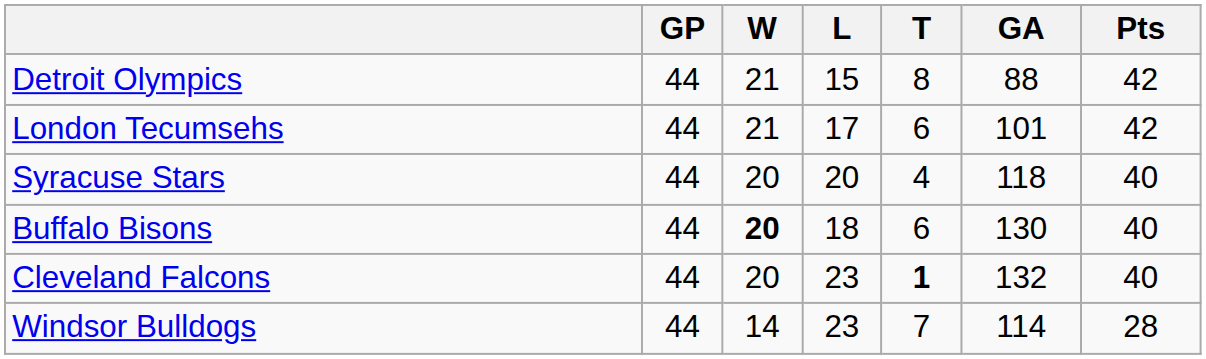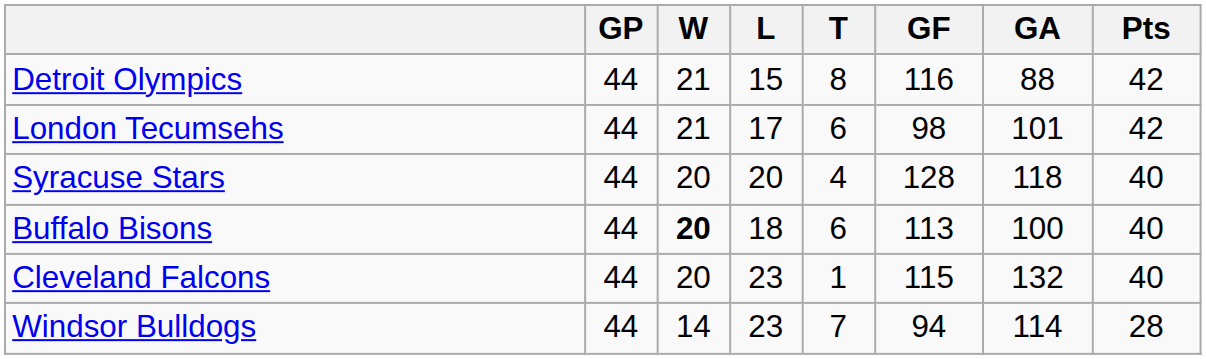+ column: (929, 29)
(1021, 228) 130 -> (1038, 228) 100
(922, 278) bold -> (838, 278) normal
